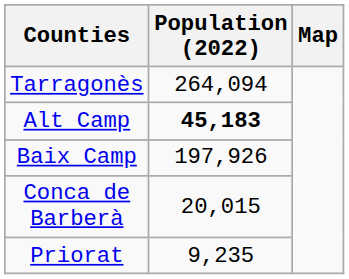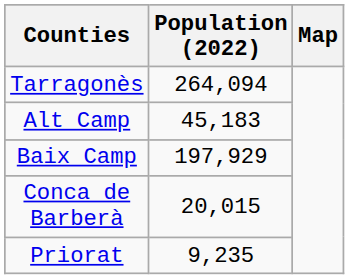(221, 121) bold -> (221, 121) normal
(221, 157) 197,926 -> (221, 157) 197,929
